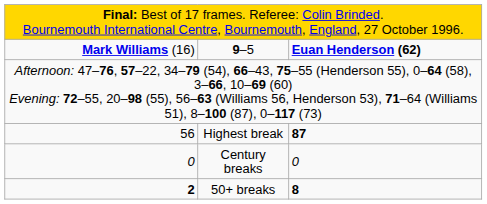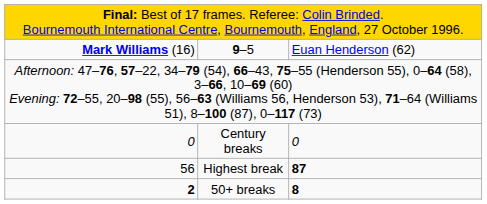(356, 50) bold -> (353, 50) normal
rows swapped: (243, 134) <-> (243, 162)
